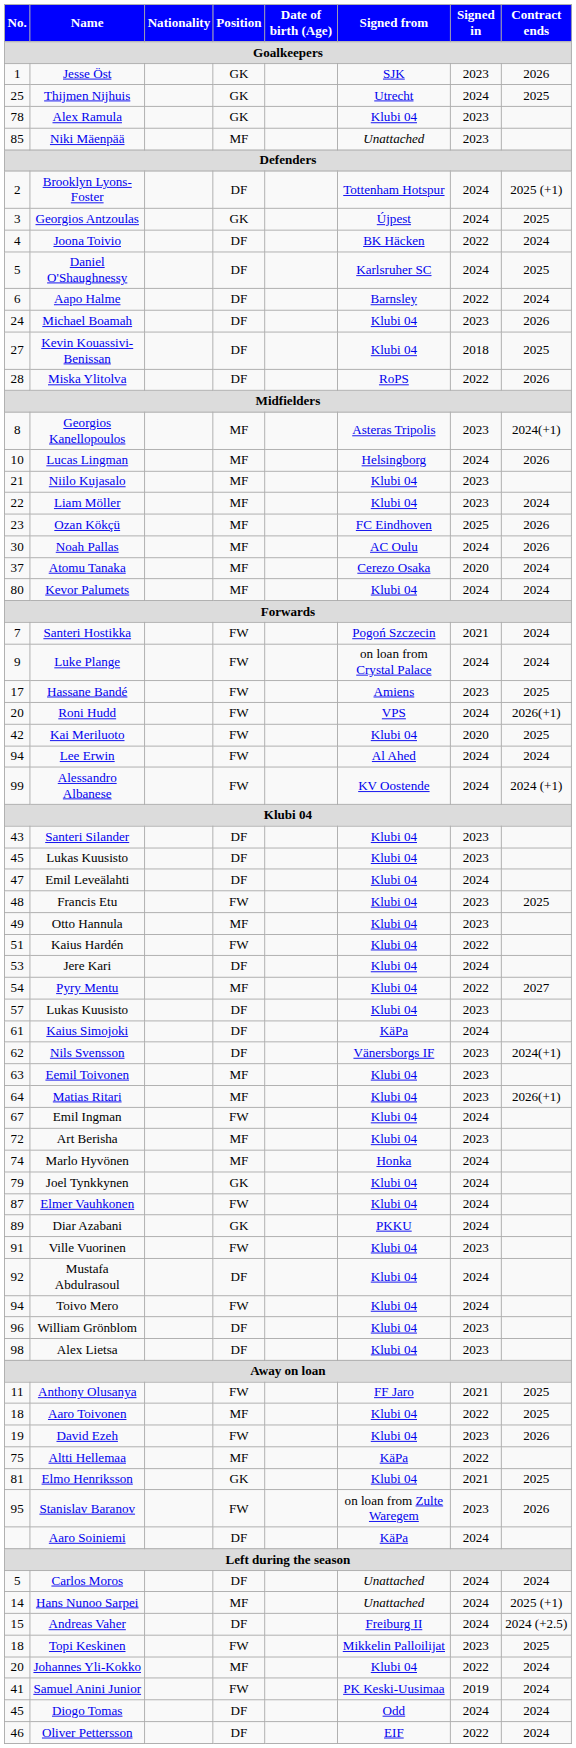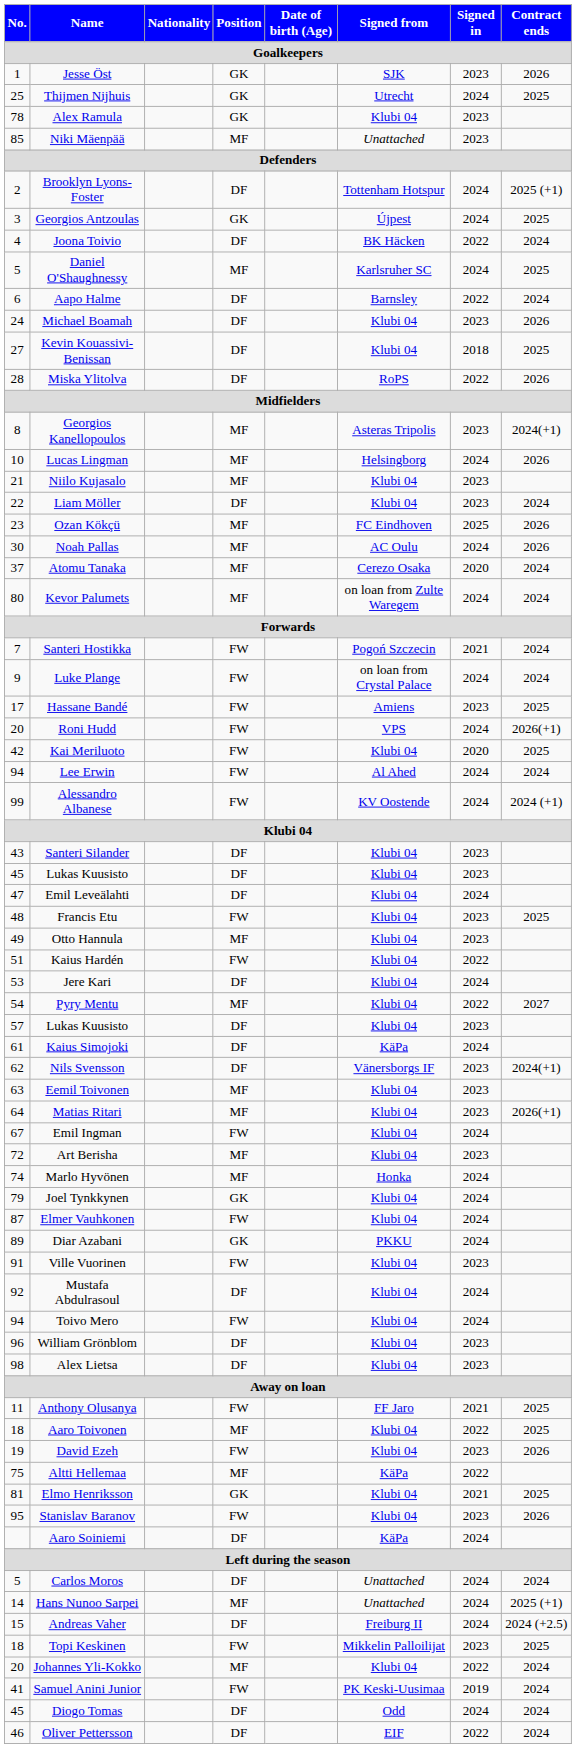(239, 270) DF -> (239, 270) MF
(239, 503) MF -> (239, 503) DF
(394, 590) Klubi 04 -> (394, 597) on loan from Zulte Waregem
(394, 1508) on loan from Zulte Waregem -> (394, 1516) Klubi 04
